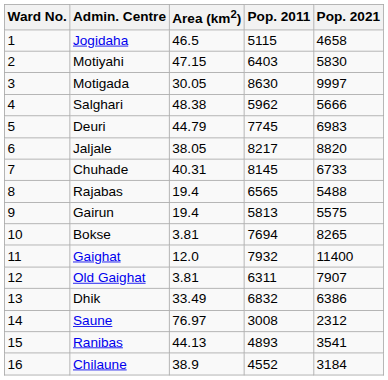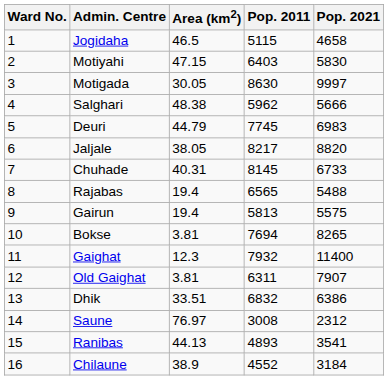(185, 256) 12.0 -> (185, 256) 12.3
(189, 299) 33.49 -> (189, 299) 33.51
